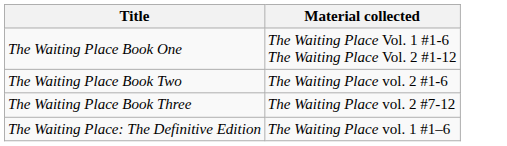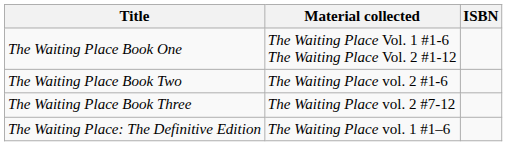+ column: (481, 16)
